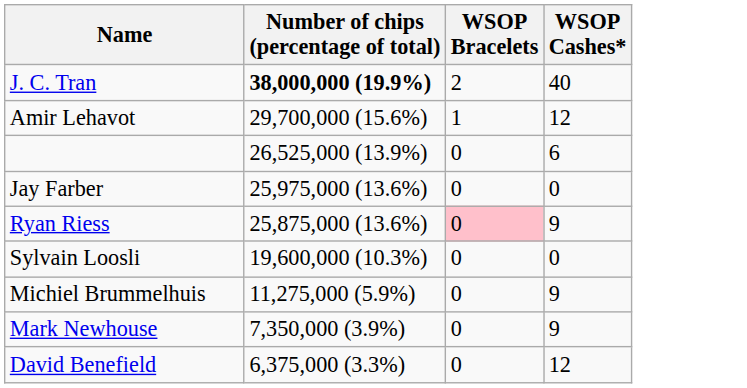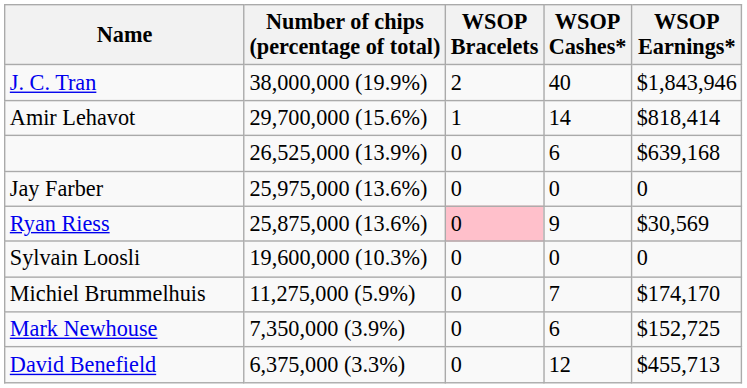+ column: (687, 34)
(340, 82) bold -> (338, 82) normal
(560, 117) 12 -> (560, 117) 14
(554, 294) 9 -> (554, 294) 7
(554, 329) 9 -> (554, 329) 6
